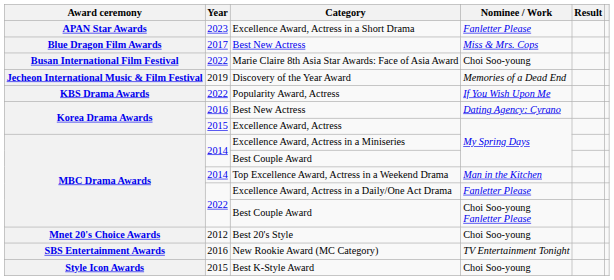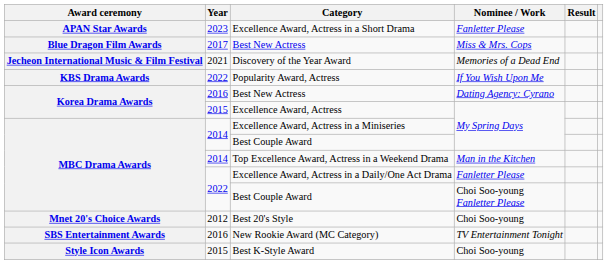- row: (346, 61)
(218, 77) 2019 -> (218, 61) 2021
